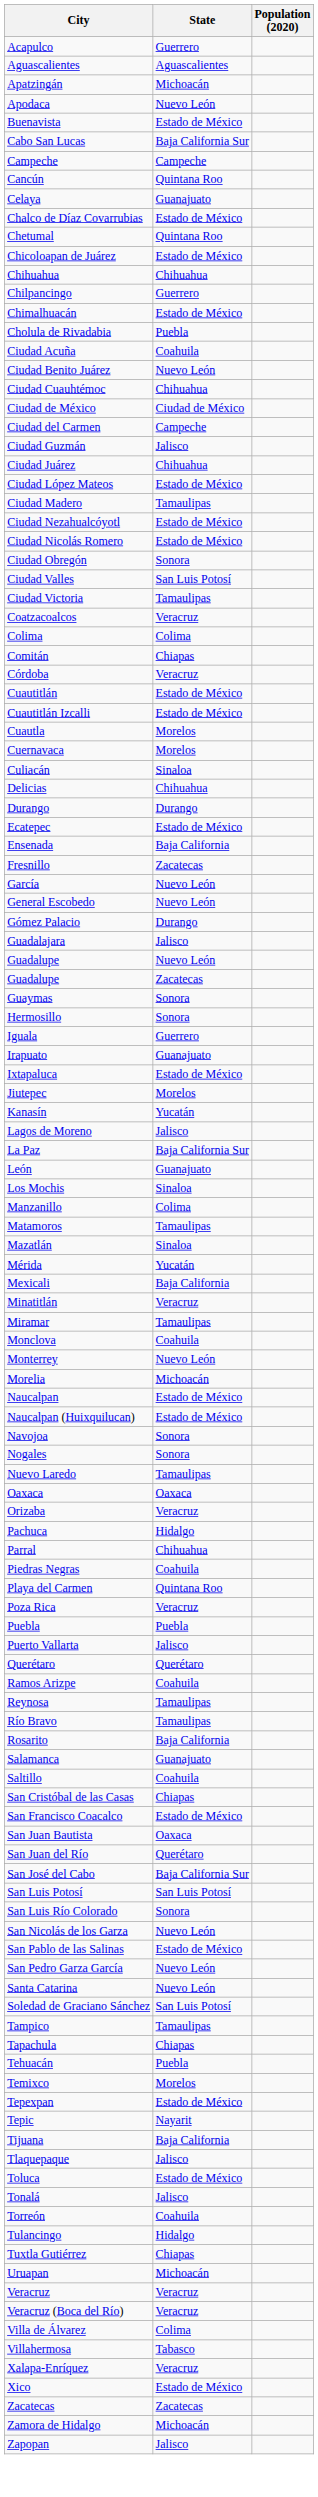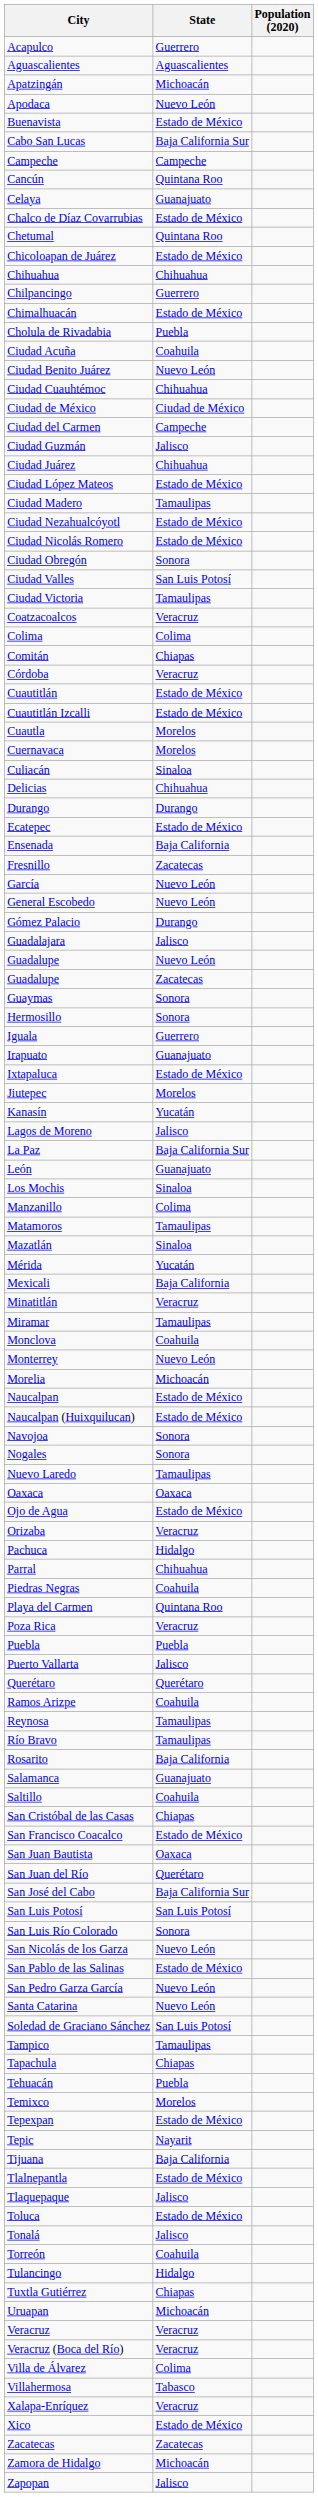+ row: (37, 1511)
+ row: (37, 2178)
